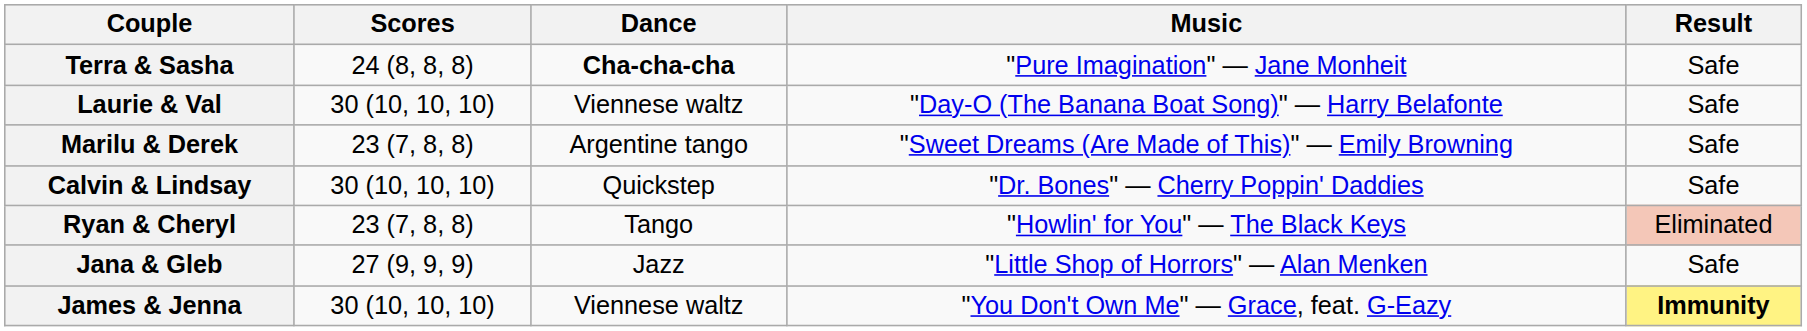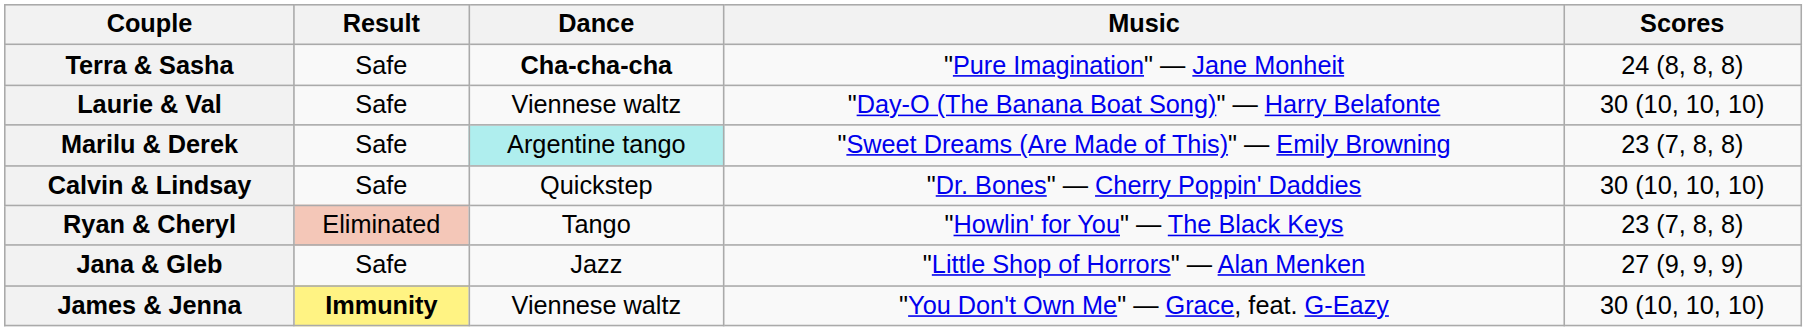columns swapped: (413, 24) <-> (1713, 24)
(659, 144) no background -> (596, 144) paleturquoise background
